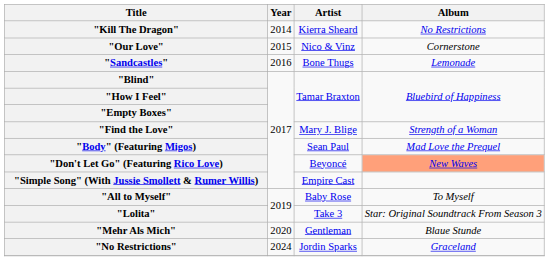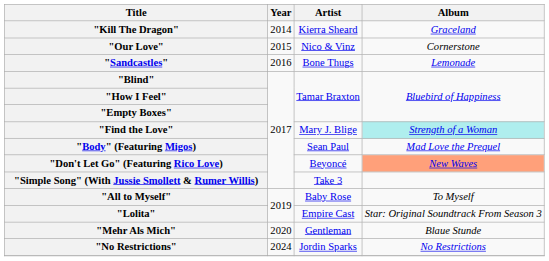(453, 29) No Restrictions -> (453, 29) Graceland
(453, 130) no background -> (453, 130) paleturquoise background
(328, 180) Empire Cast -> (328, 180) Take 3
(328, 213) Take 3 -> (328, 213) Empire Cast
(453, 247) Graceland -> (453, 247) No Restrictions
